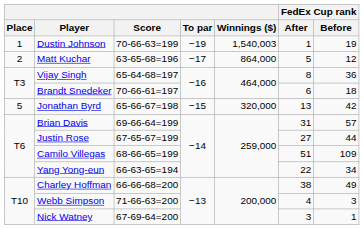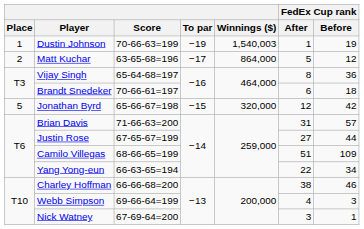(306, 106) 13 -> (306, 106) 12
(147, 122) 69-66-64=199 -> (147, 122) 71-66-63=200
(351, 185) 49 -> (351, 185) 46
(147, 201) 71-66-63=200 -> (147, 201) 69-66-64=199
